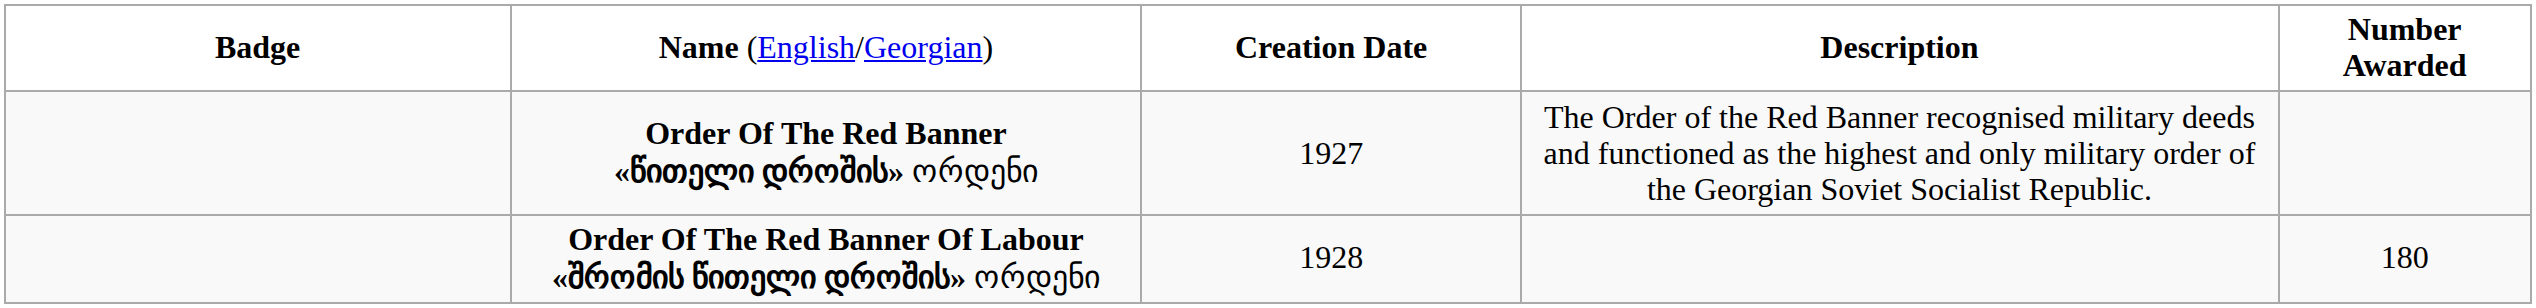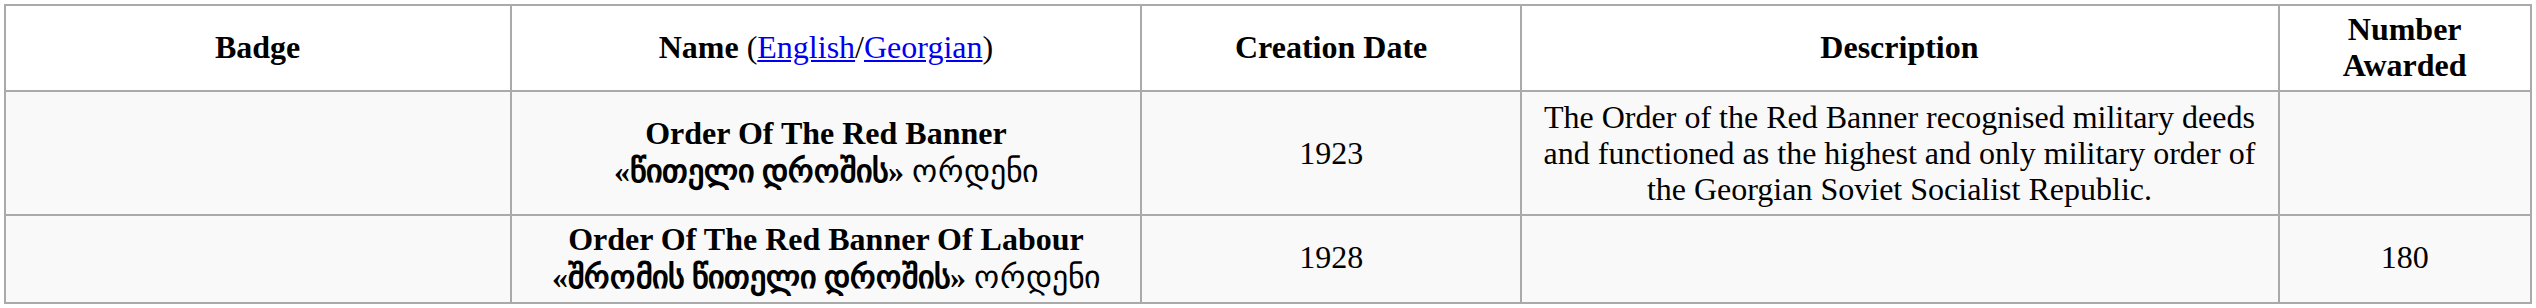(1331, 152) 1927 -> (1331, 152) 1923
